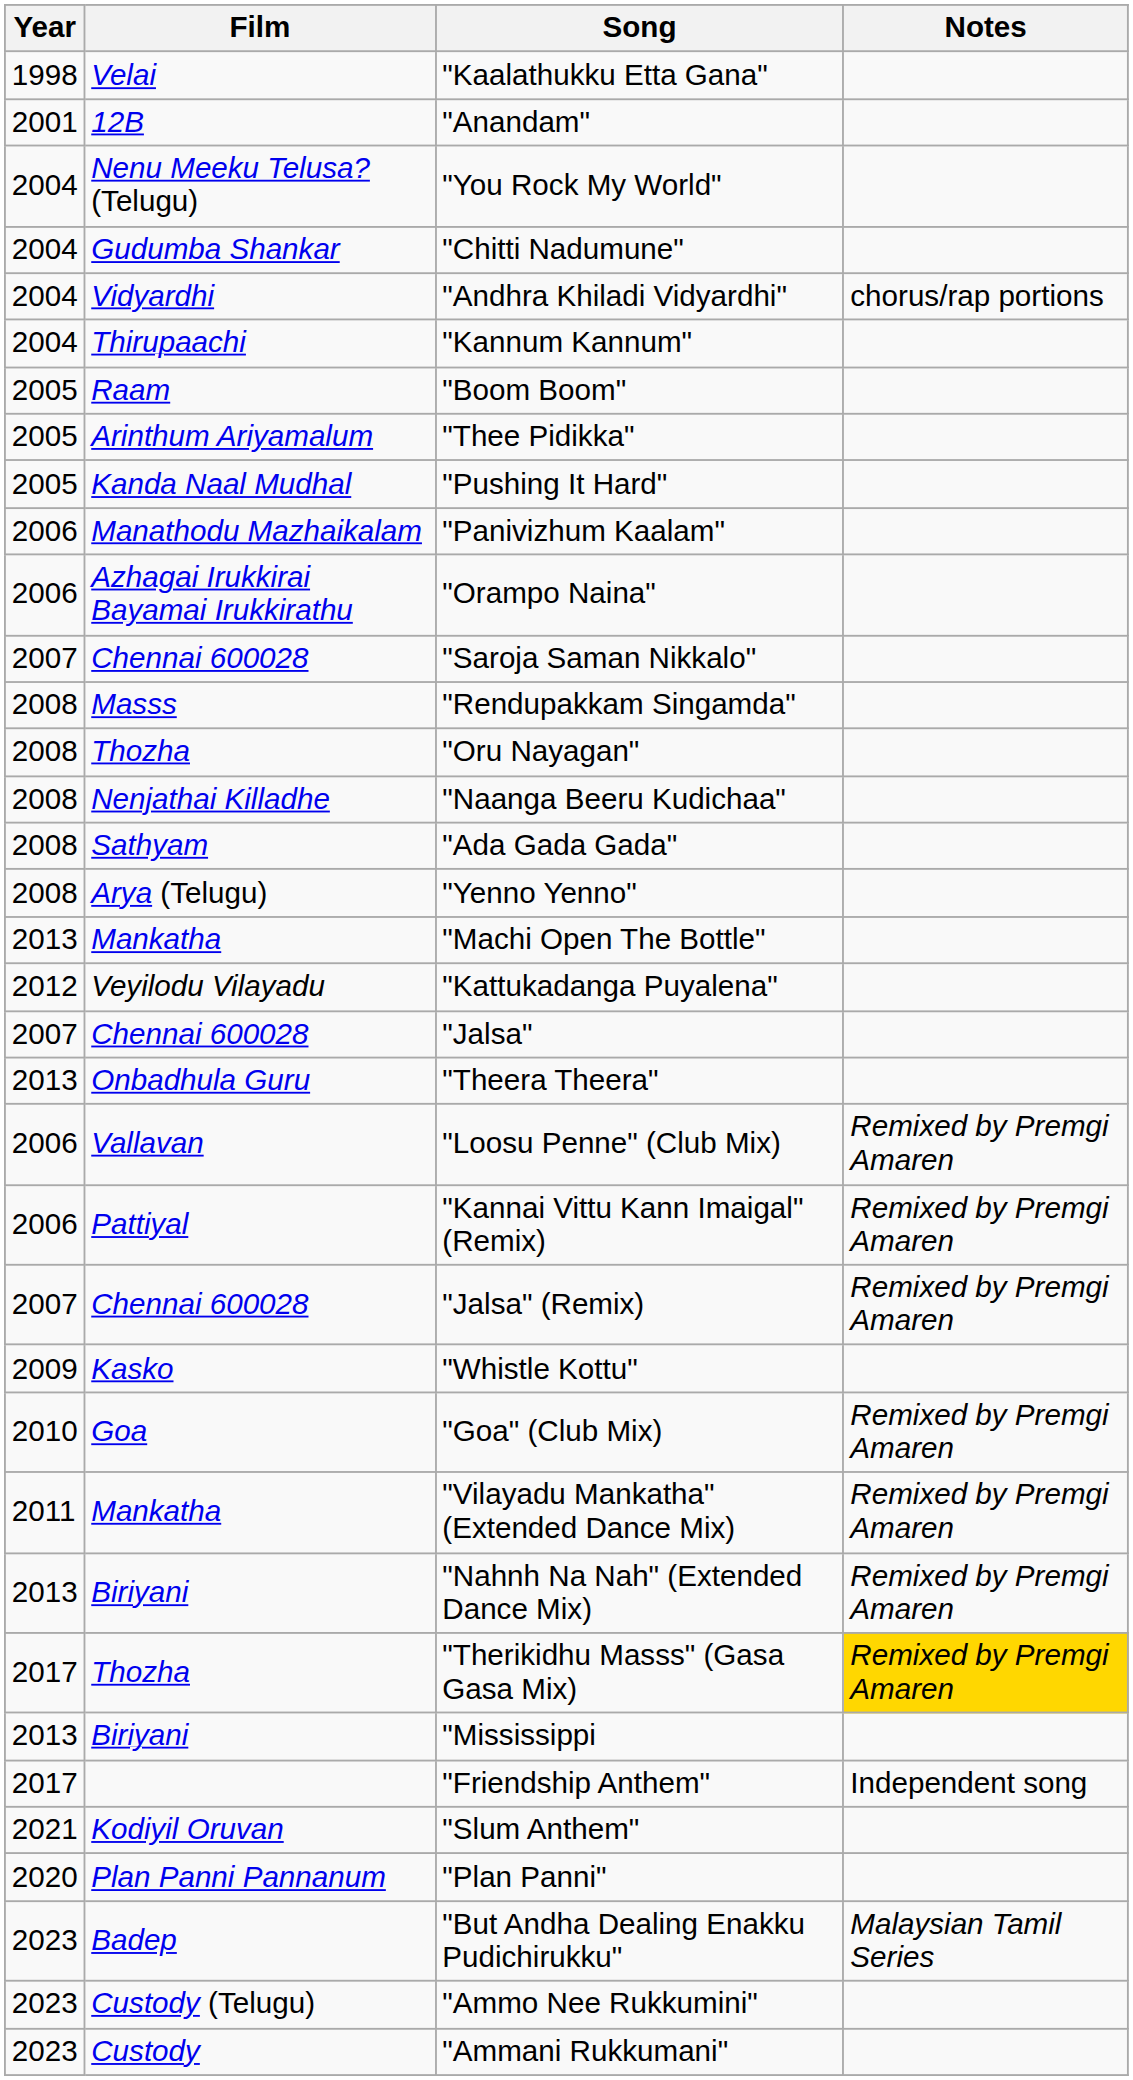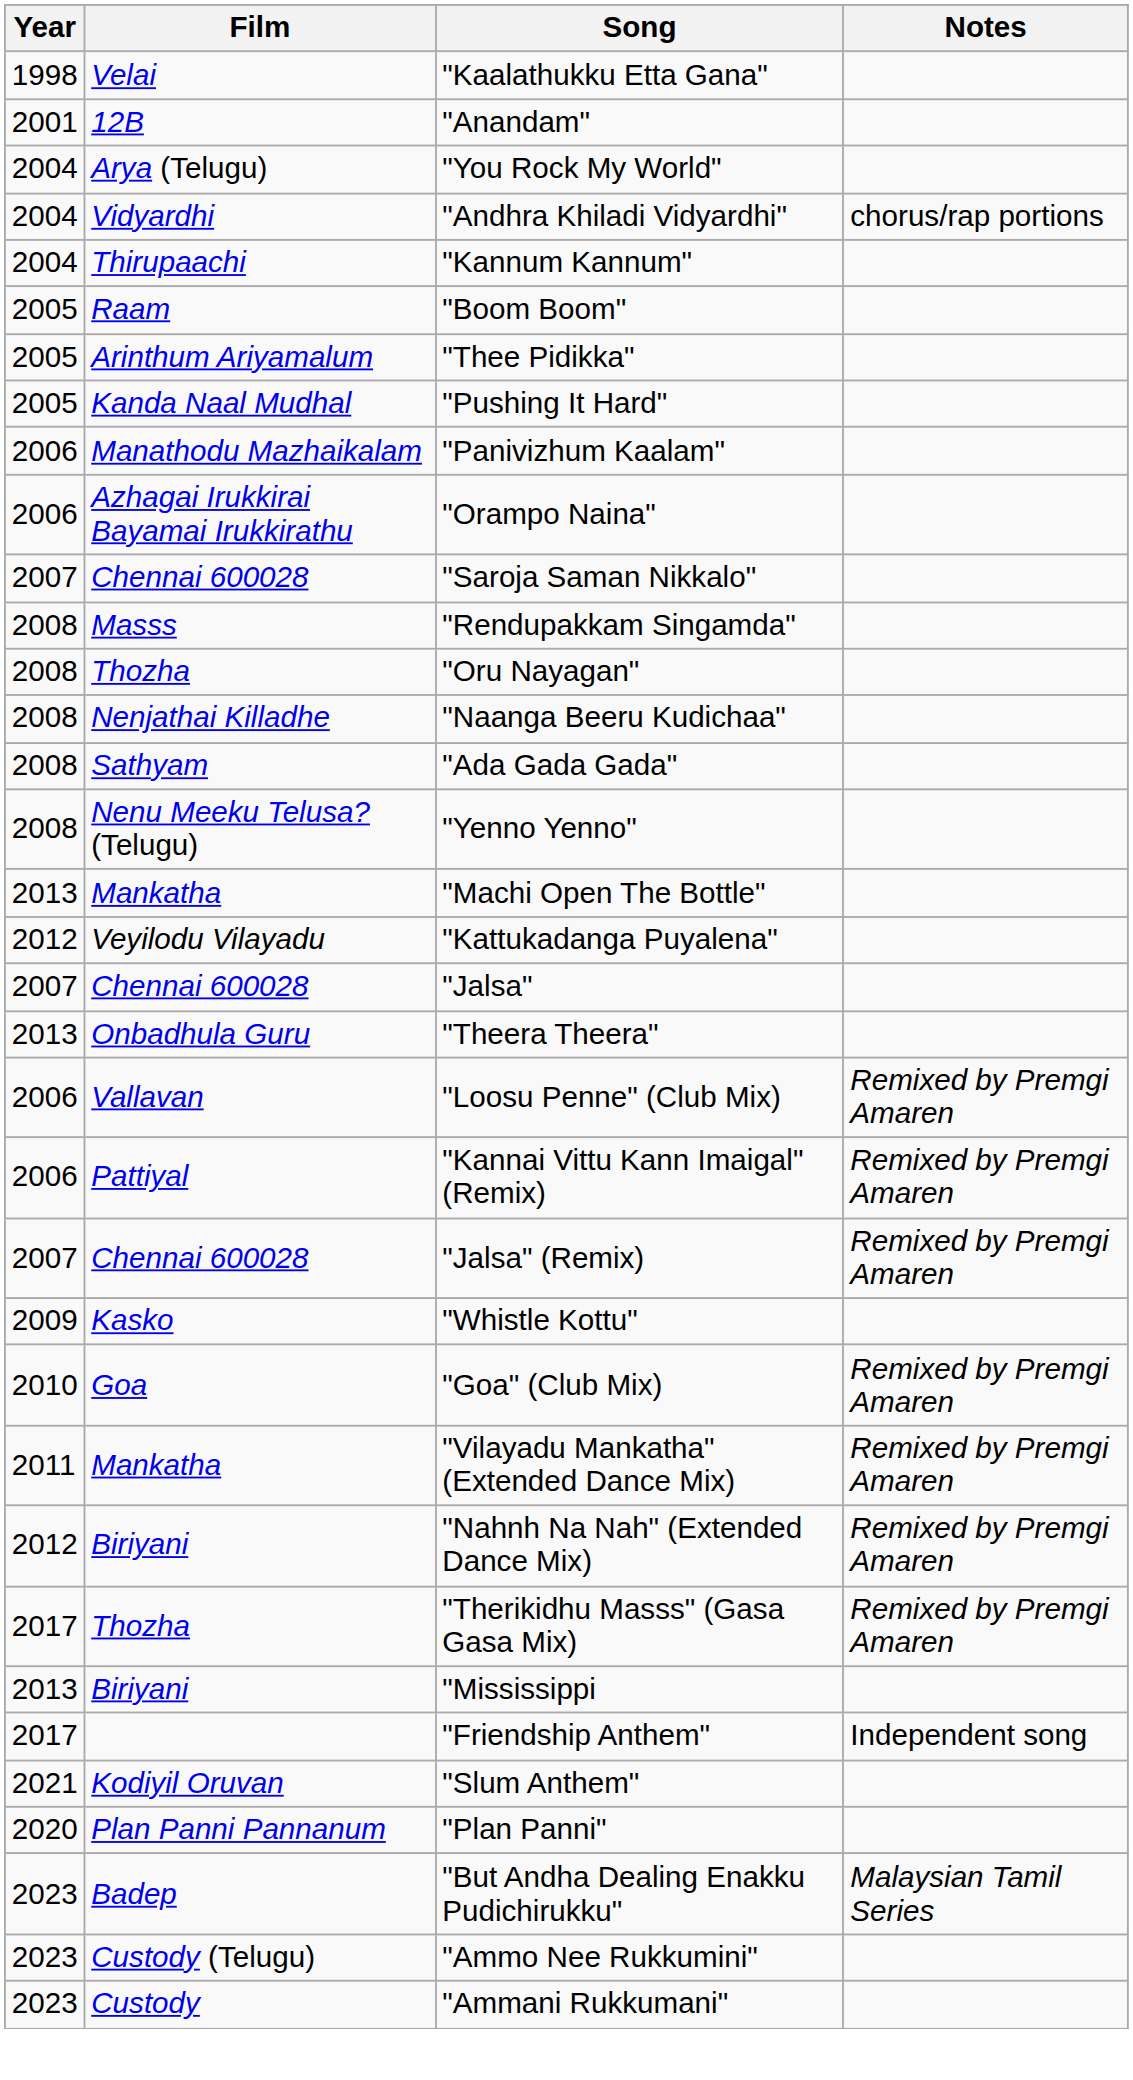(231, 185) Nenu Meeku Telusa? (Telugu) -> (179, 168) Arya (Telugu)
- row: (563, 249)
(179, 892) Arya (Telugu) -> (231, 829) Nenu Meeku Telusa? (Telugu)
(45, 1592) 2013 -> (45, 1545) 2012
(979, 1672) gold background -> (979, 1625) no background
